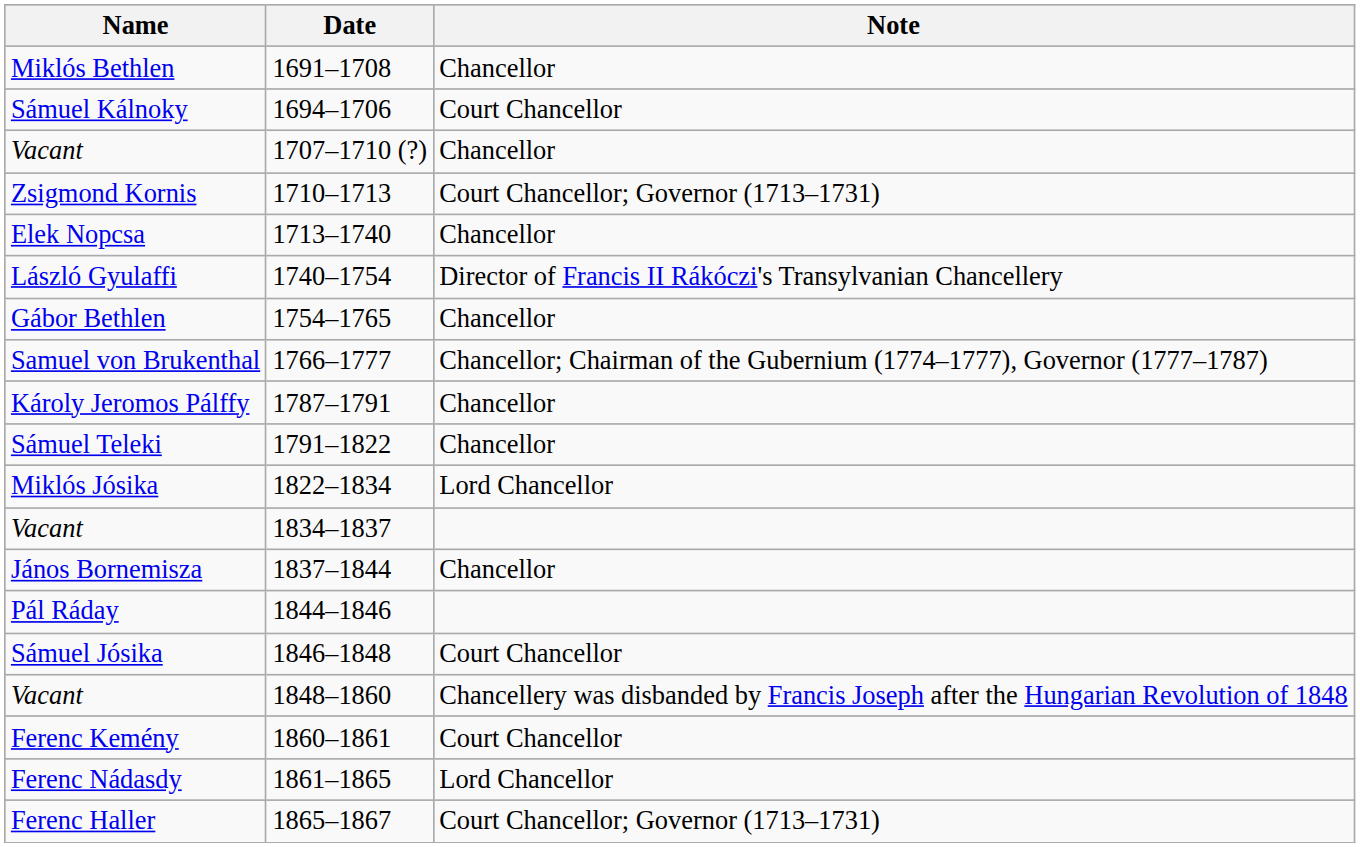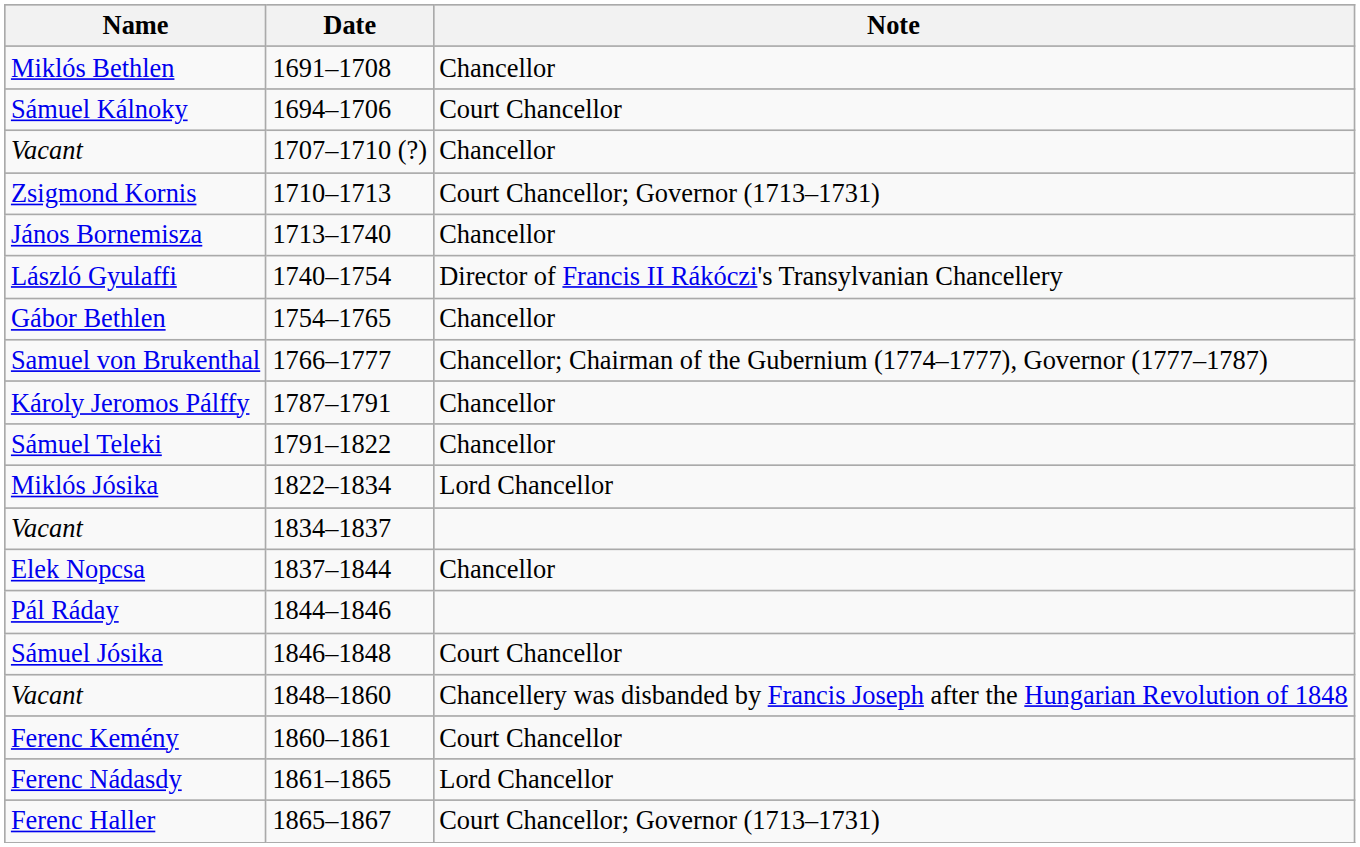(78, 234) Elek Nopcsa -> (107, 234) János Bornemisza
(107, 569) János Bornemisza -> (78, 569) Elek Nopcsa
